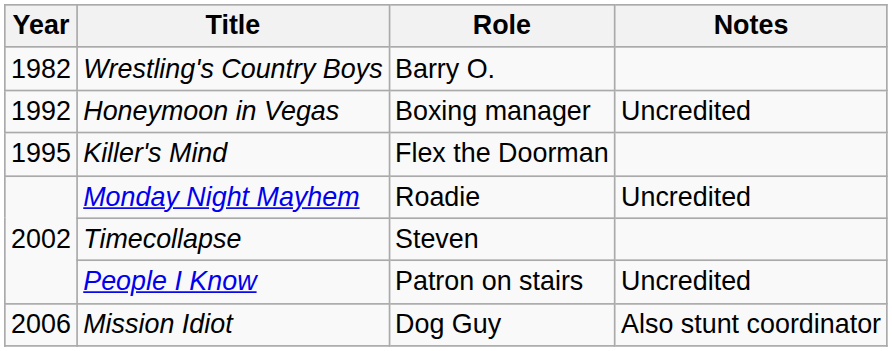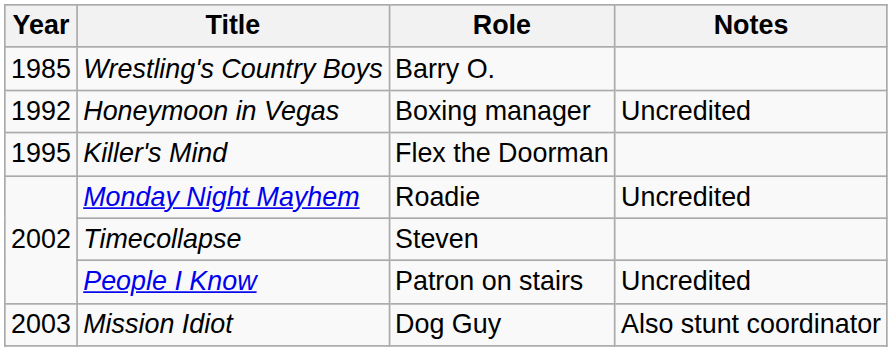(41, 68) 1982 -> (41, 68) 1985
(41, 324) 2006 -> (41, 324) 2003
